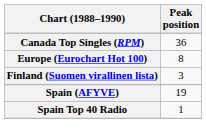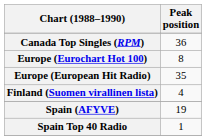+ row: (82, 76)
(181, 76) 3 -> (181, 93) 4
